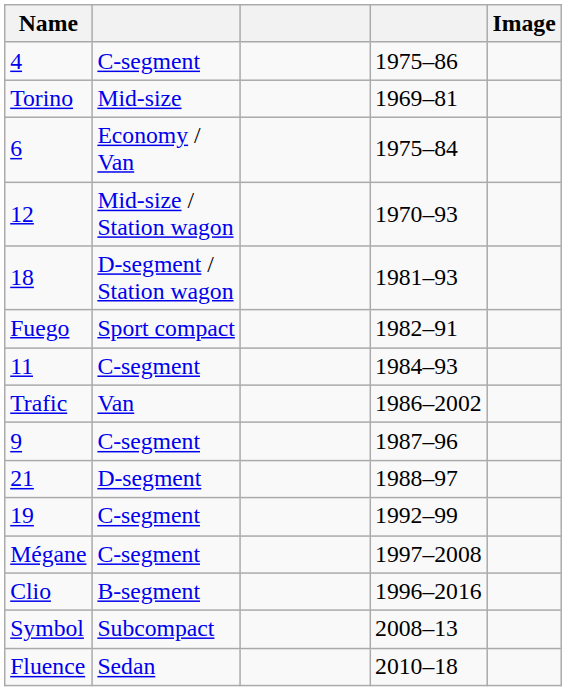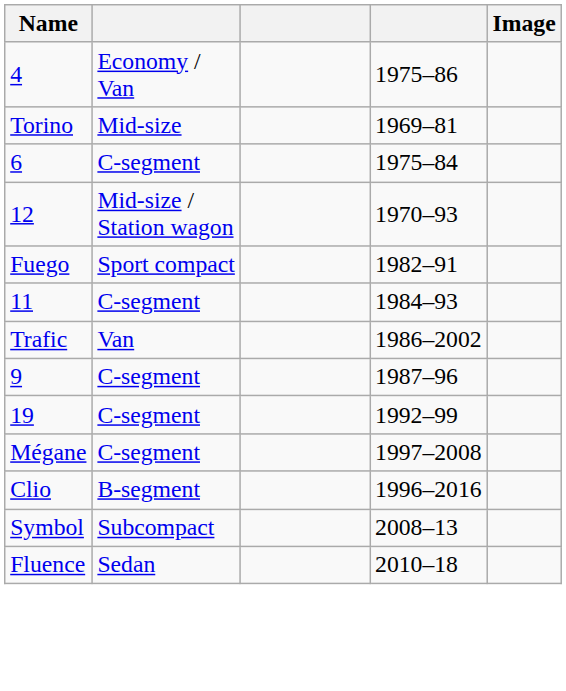(149, 60) C-segment -> (149, 74) Economy / Van
(149, 149) Economy / Van -> (149, 162) C-segment
- row: (22, 277)
- row: (22, 478)
